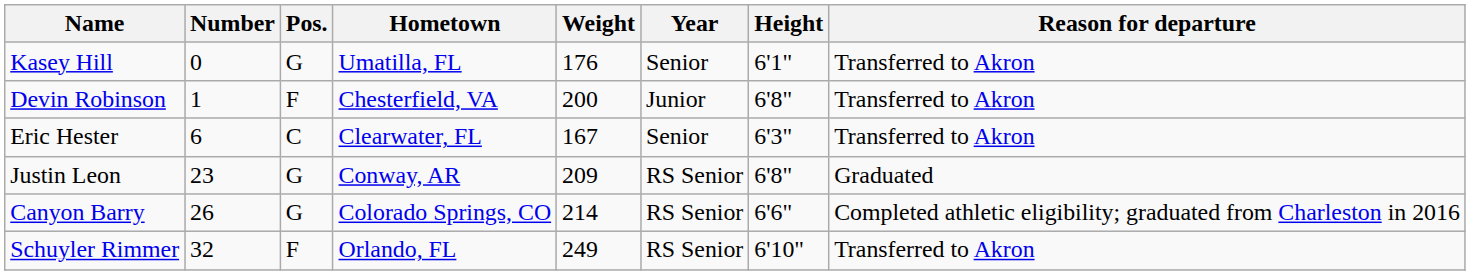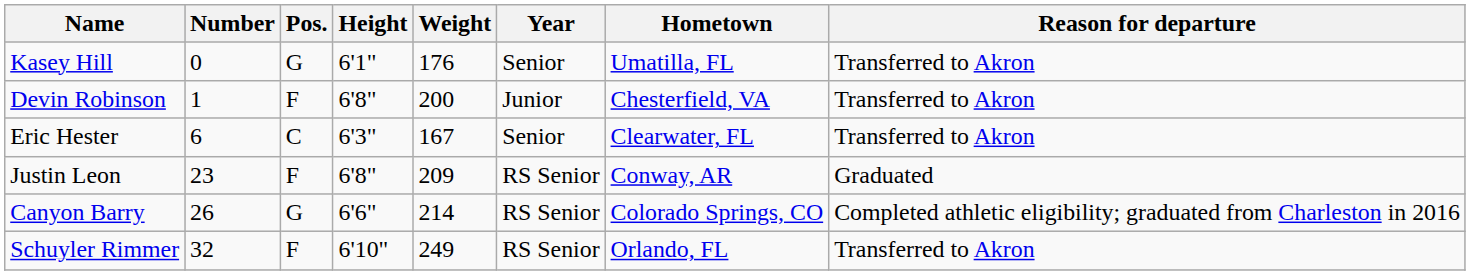columns swapped: (789, 23) <-> (445, 23)
(294, 174) G -> (292, 174) F
